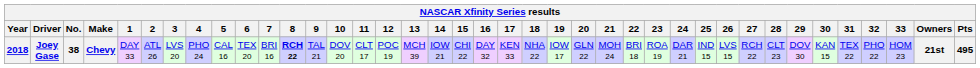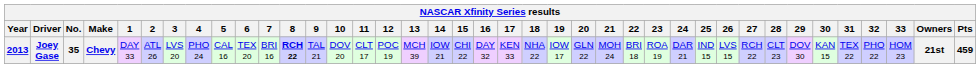(18, 50) 2018 -> (18, 50) 2013
(74, 50) 38 -> (74, 50) 35
(965, 50) 495 -> (965, 50) 459
